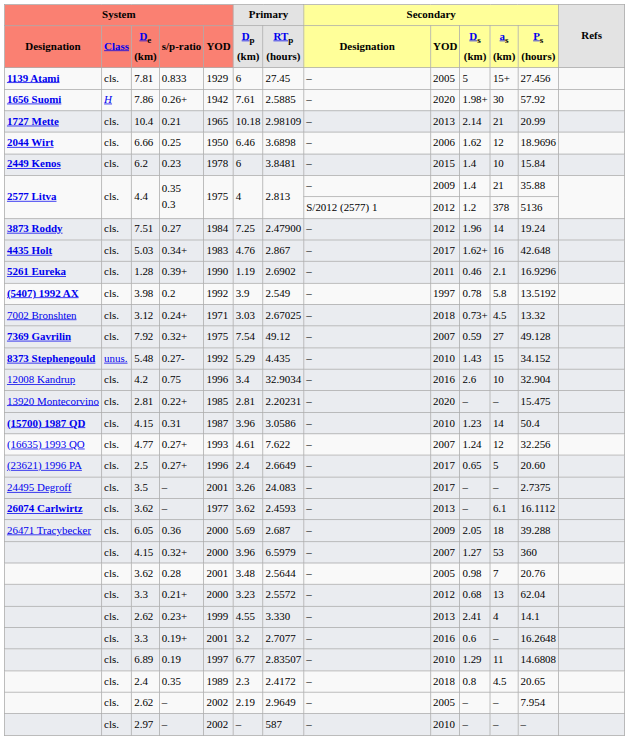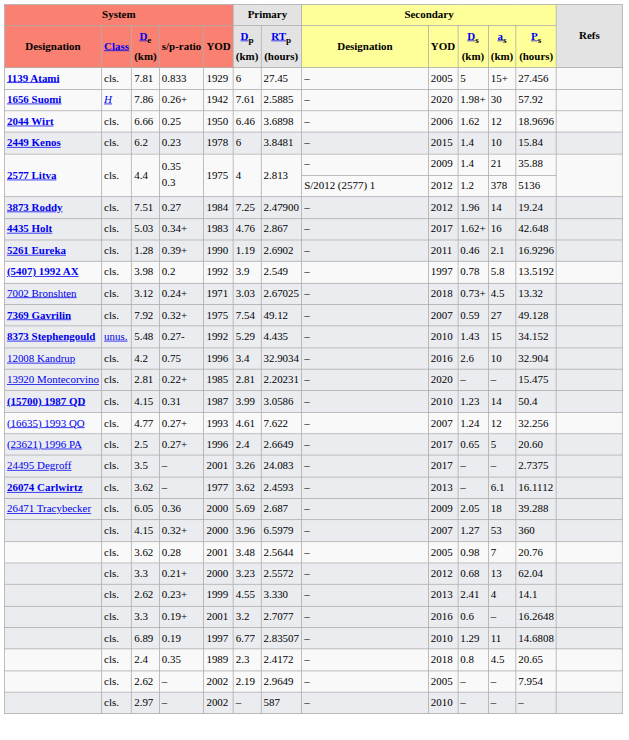- row: (144, 121)
(245, 423) 3.96 -> (245, 401) 3.99
